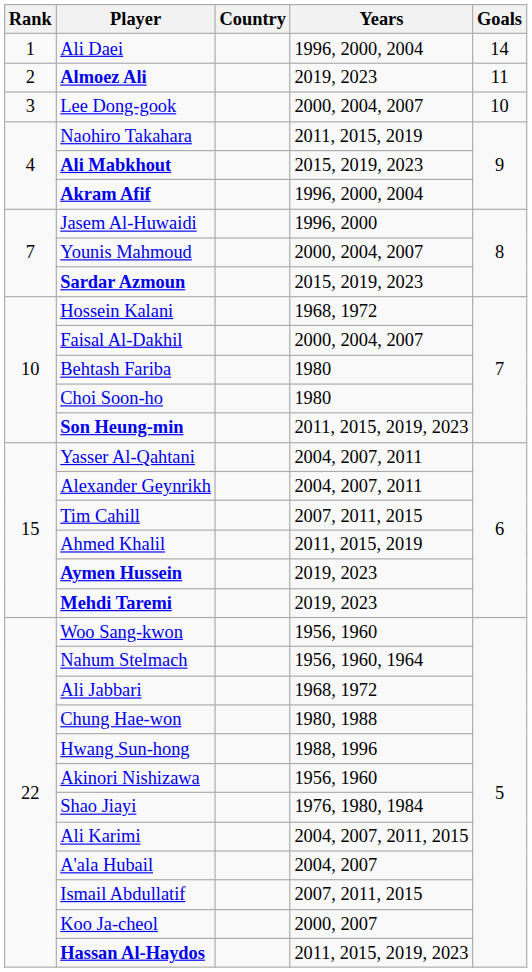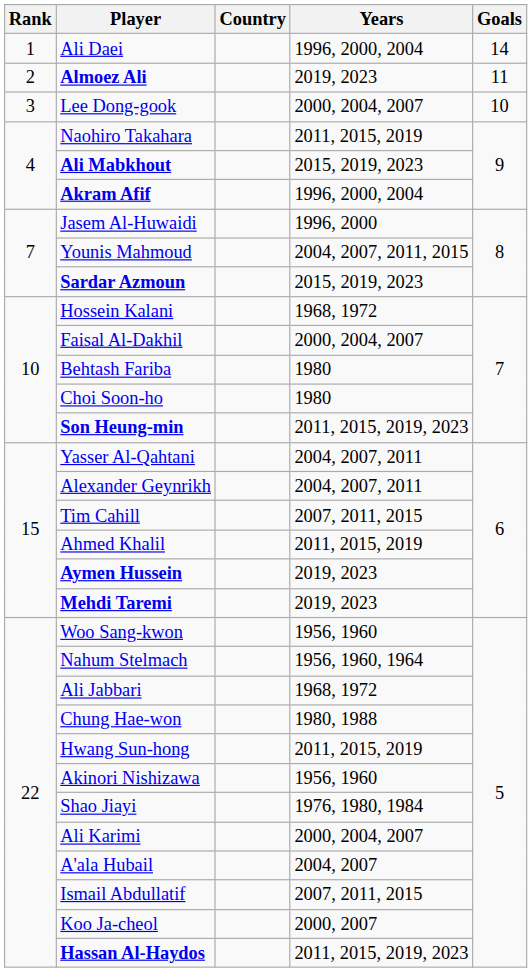(359, 252) 2000, 2004, 2007 -> (381, 252) 2004, 2007, 2011, 2015
(336, 748) 1988, 1996 -> (358, 748) 2011, 2015, 2019
(381, 836) 2004, 2007, 2011, 2015 -> (359, 836) 2000, 2004, 2007
